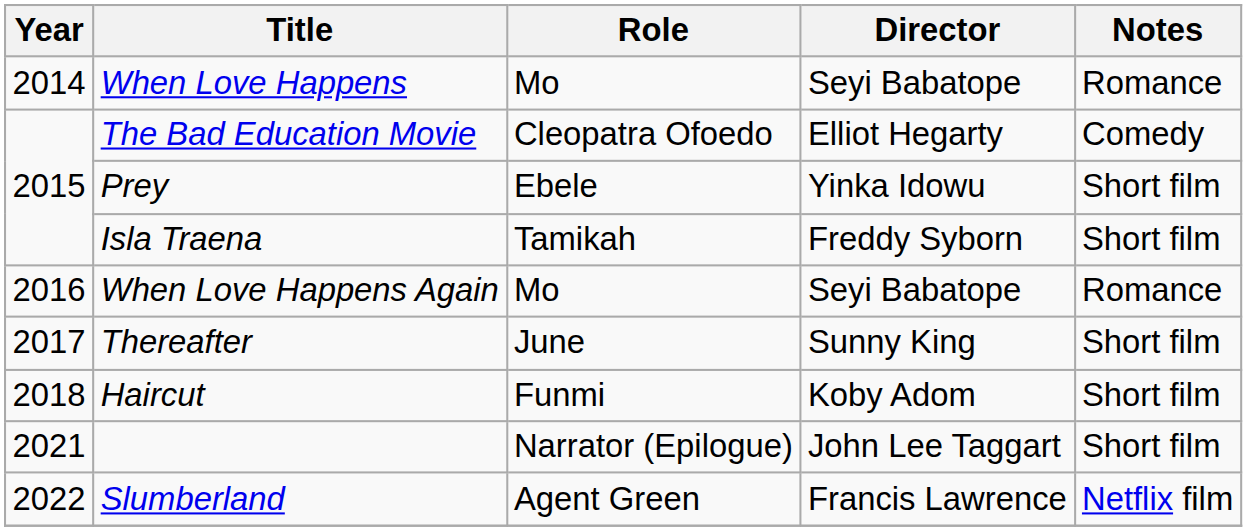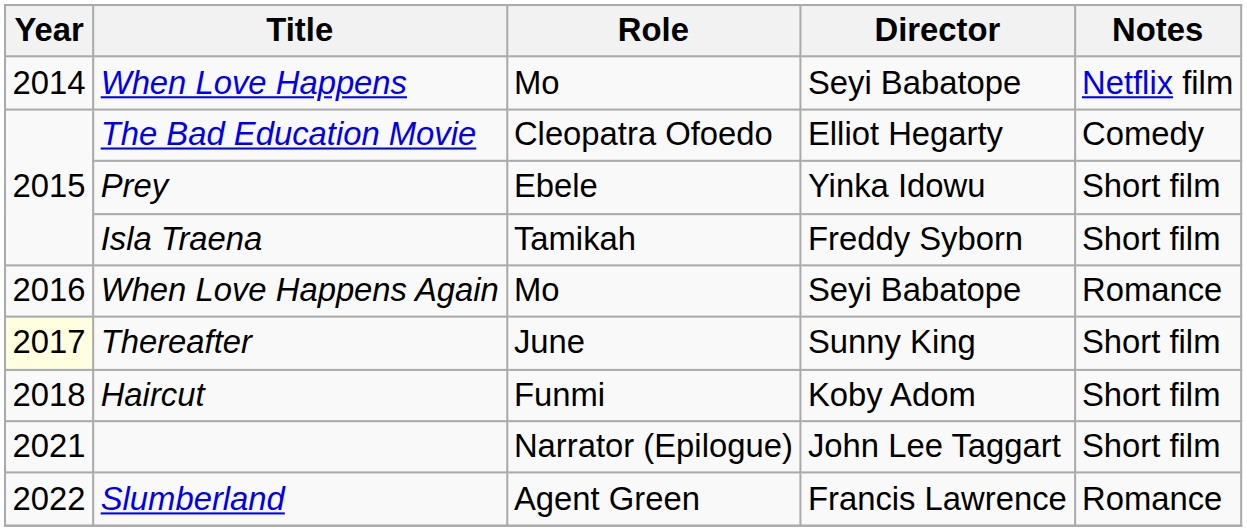(1152, 82) Romance -> (1158, 82) Netflix film
(49, 342) no background -> (49, 342) lightyellow background
(1158, 498) Netflix film -> (1152, 498) Romance
